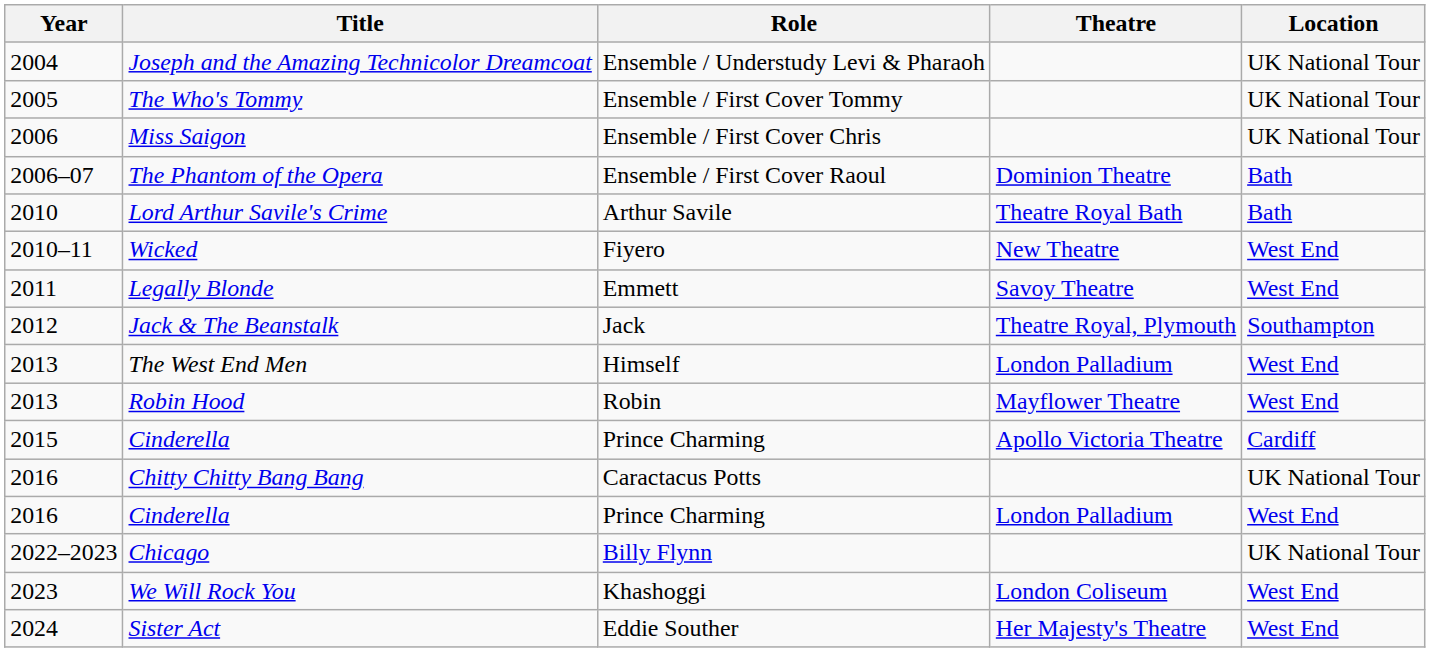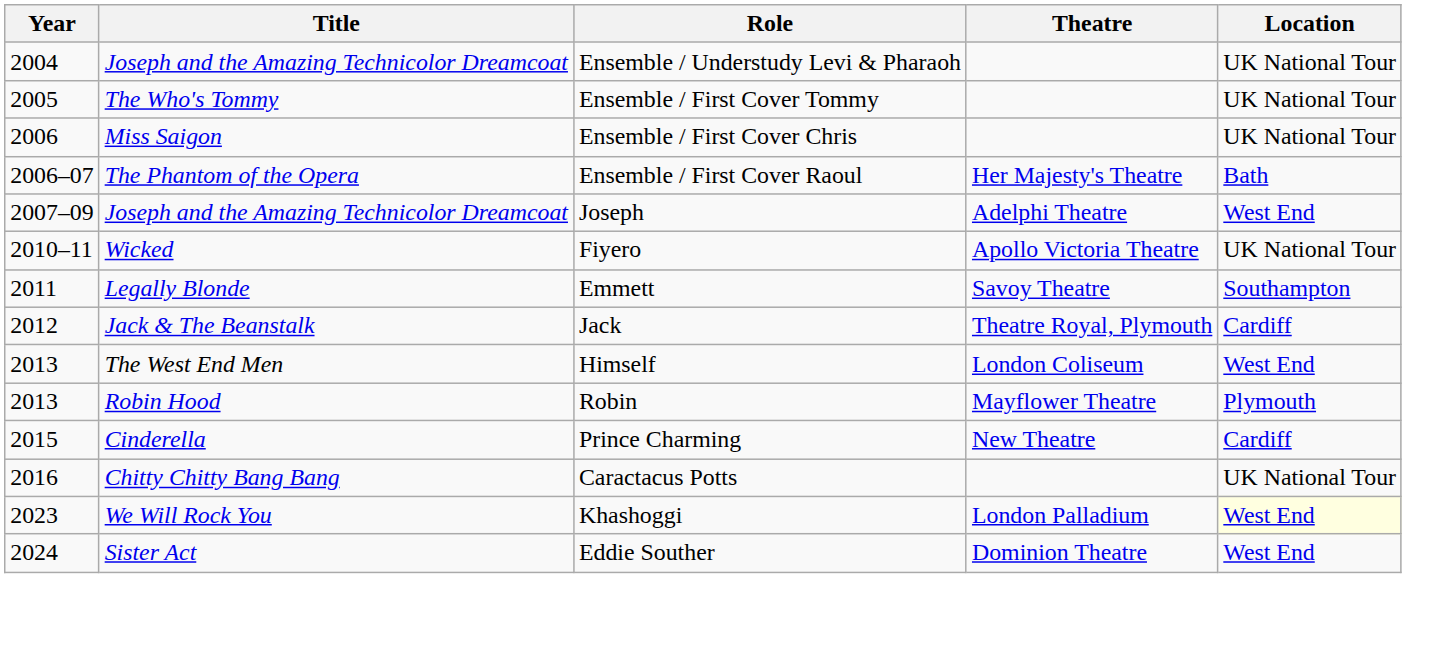(1083, 174) Dominion Theatre -> (1077, 174) Her Majesty's Theatre
+ row: (52, 212)
- row: (34, 212)
(1057, 250) New Theatre -> (1085, 250) Apollo Victoria Theatre
(1293, 250) West End -> (1310, 250) UK National Tour
(1293, 288) West End -> (1287, 288) Southampton
(1311, 325) Southampton -> (1258, 325) Cardiff
(1084, 363) London Palladium -> (1058, 363) London Coliseum
(1293, 401) West End -> (1270, 401) Plymouth
(1109, 439) Apollo Victoria Theatre -> (1034, 439) New Theatre
- row: (34, 514)
- row: (64, 552)
(1082, 590) London Coliseum -> (1060, 514) London Palladium
(1293, 590) no background -> (1269, 514) lightyellow background
(1101, 628) Her Majesty's Theatre -> (1059, 552) Dominion Theatre
